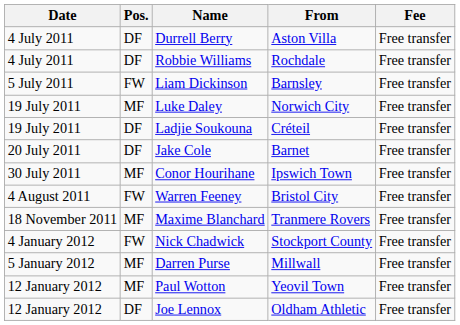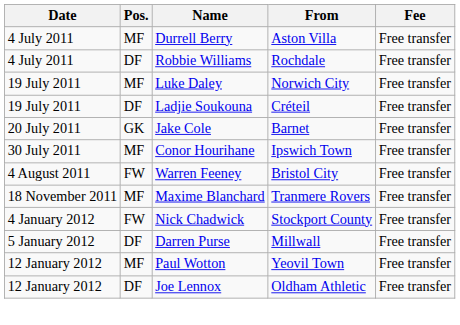(133, 38) DF -> (134, 38) MF
- row: (201, 83)
(133, 151) DF -> (134, 128) GK
(134, 264) MF -> (133, 241) DF
